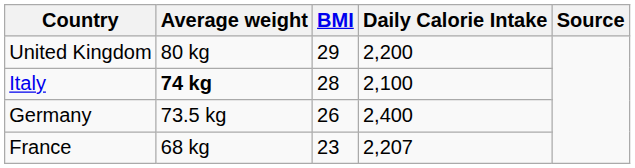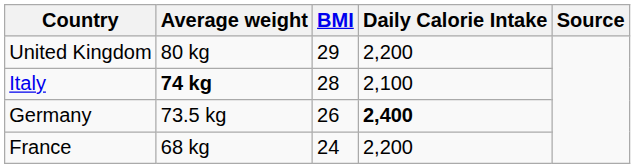(388, 115) normal -> (388, 115) bold
(328, 147) 23 -> (328, 147) 24
(388, 147) 2,207 -> (388, 147) 2,200
